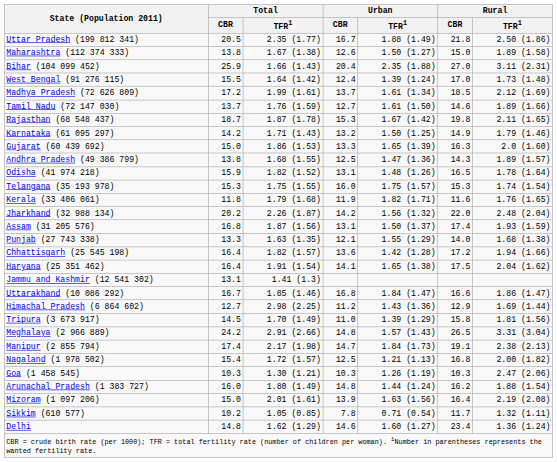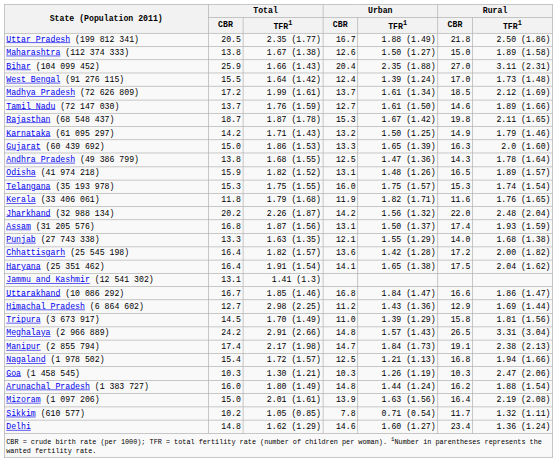(523, 160) 1.89 (1.57) -> (523, 160) 1.78 (1.64)
(523, 173) 1.78 (1.64) -> (523, 173) 1.89 (1.57)
(523, 253) 1.94 (1.66) -> (523, 253) 2.00 (1.82)
(523, 360) 2.00 (1.82) -> (523, 360) 1.94 (1.66)
